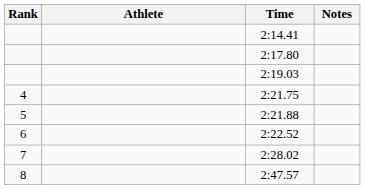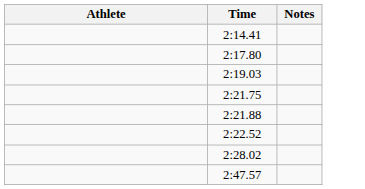- column: (23, 14)
